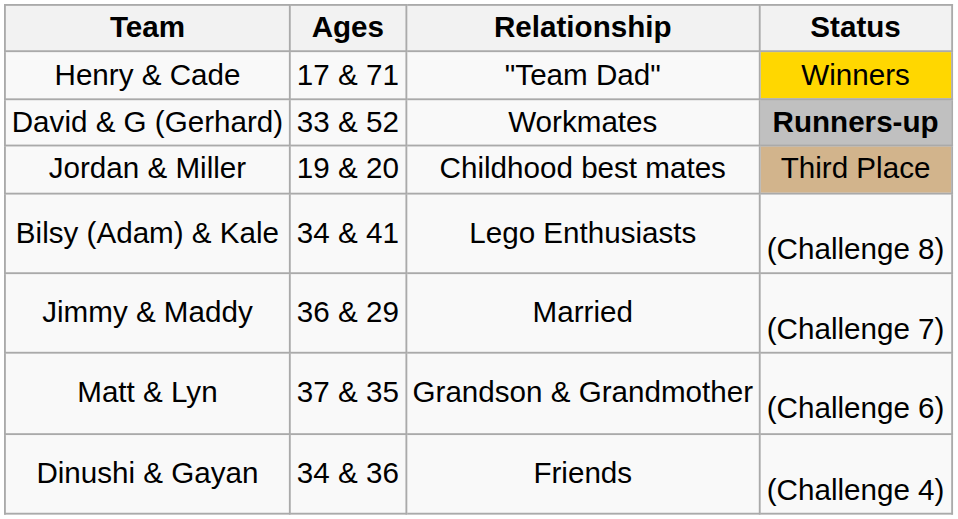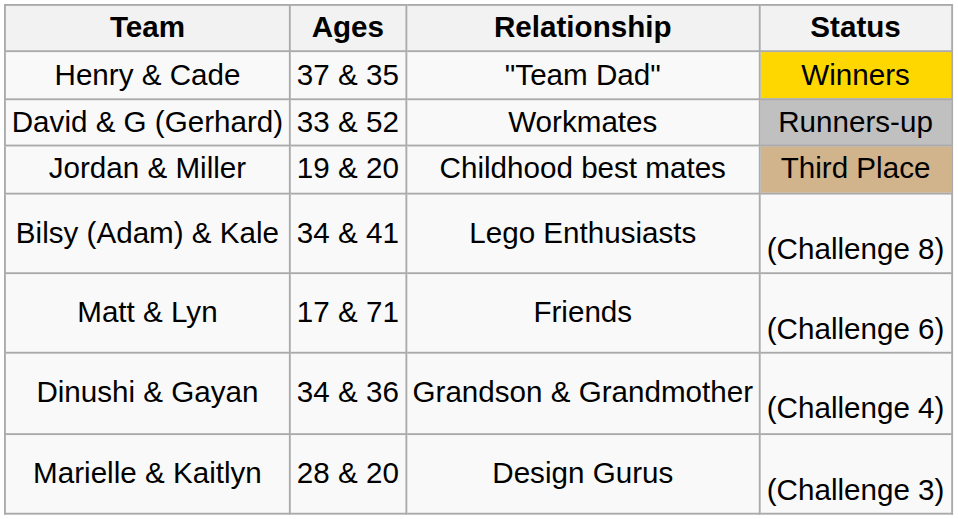(348, 74) 17 & 71 -> (348, 74) 37 & 35
(856, 121) bold -> (856, 121) normal
- row: (147, 312)
(348, 392) 37 & 35 -> (348, 312) 17 & 71
(583, 392) Grandson & Grandmother -> (583, 312) Friends
(583, 473) Friends -> (583, 392) Grandson & Grandmother
+ row: (147, 473)
